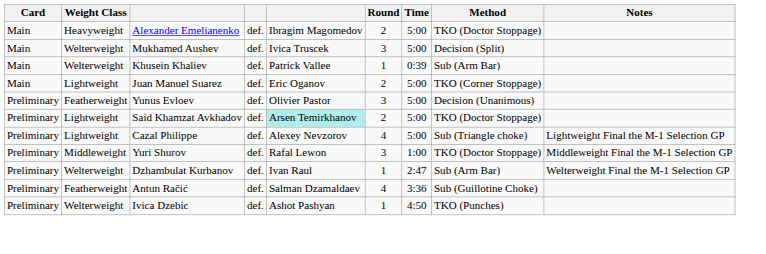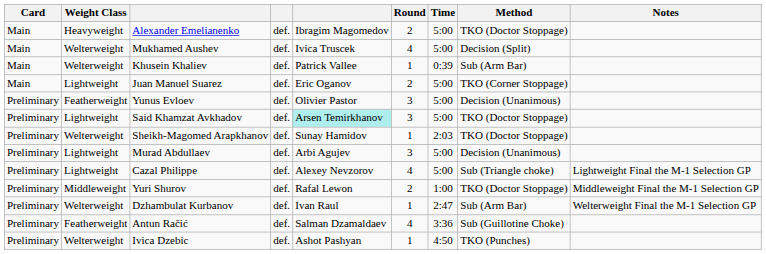(384, 48) 3 -> (410, 48) 4
(384, 118) 2 -> (410, 118) 3
+ row: (200, 135)
+ row: (171, 153)
(384, 153) 3 -> (410, 188) 2
